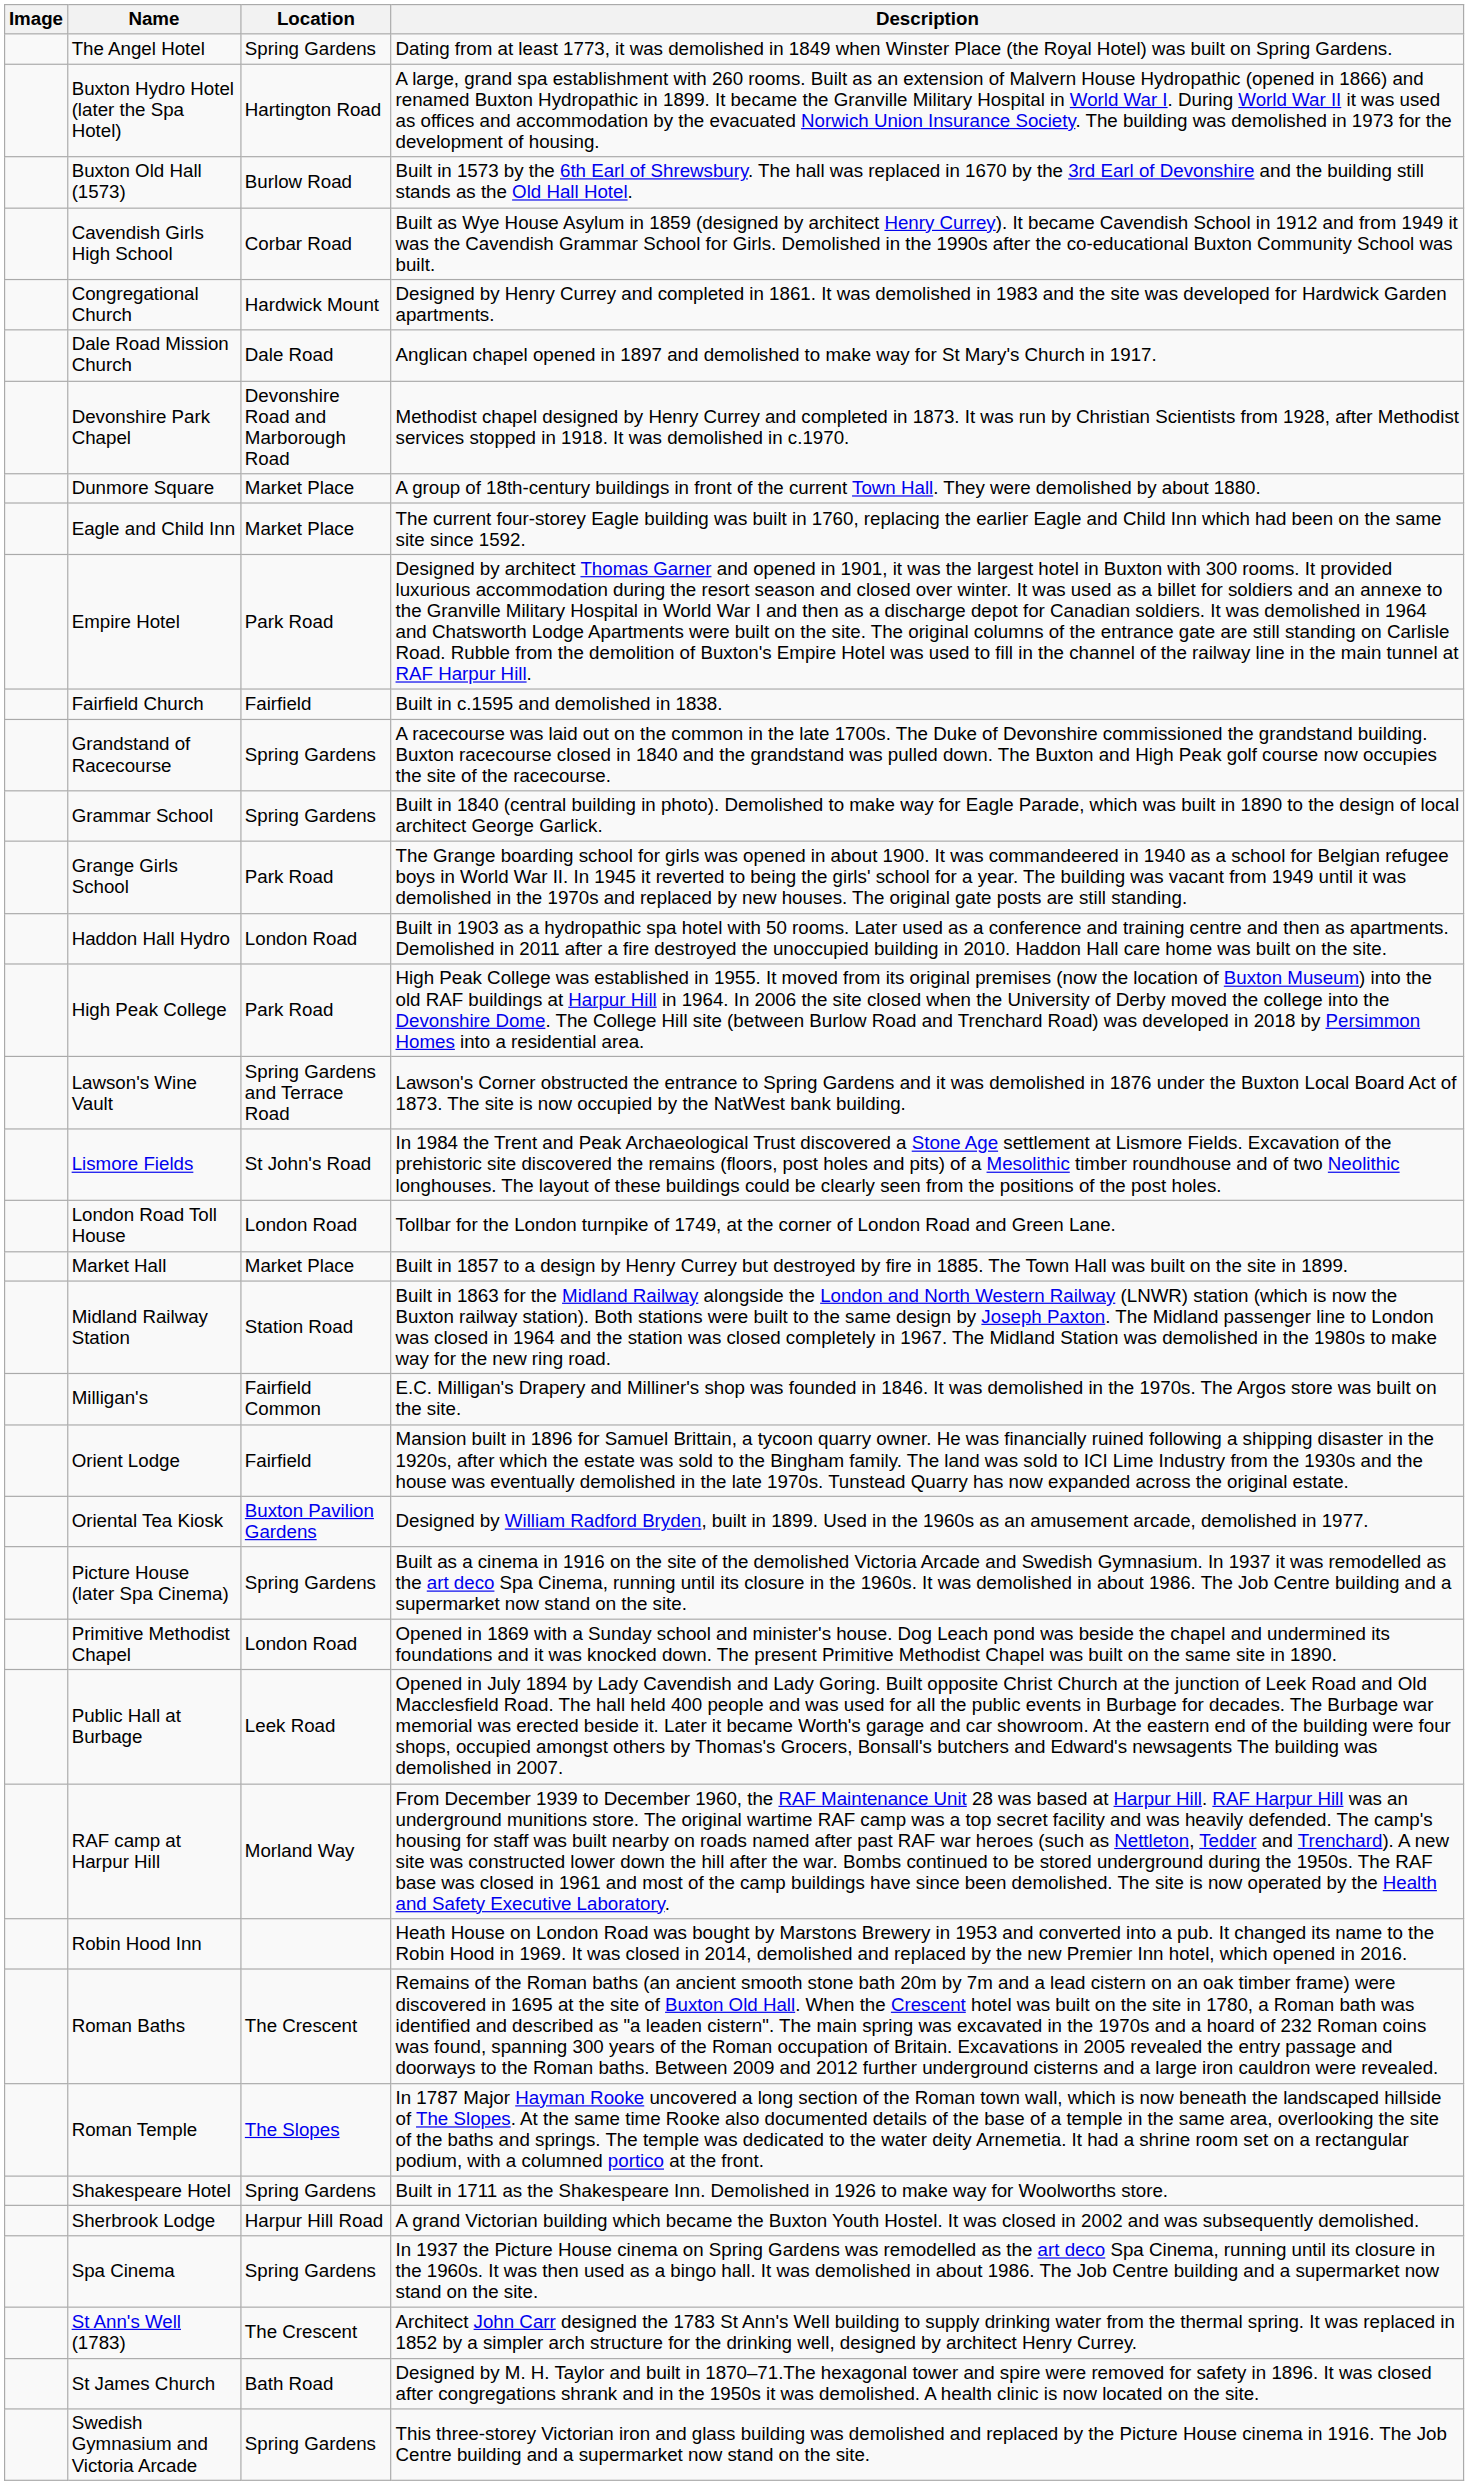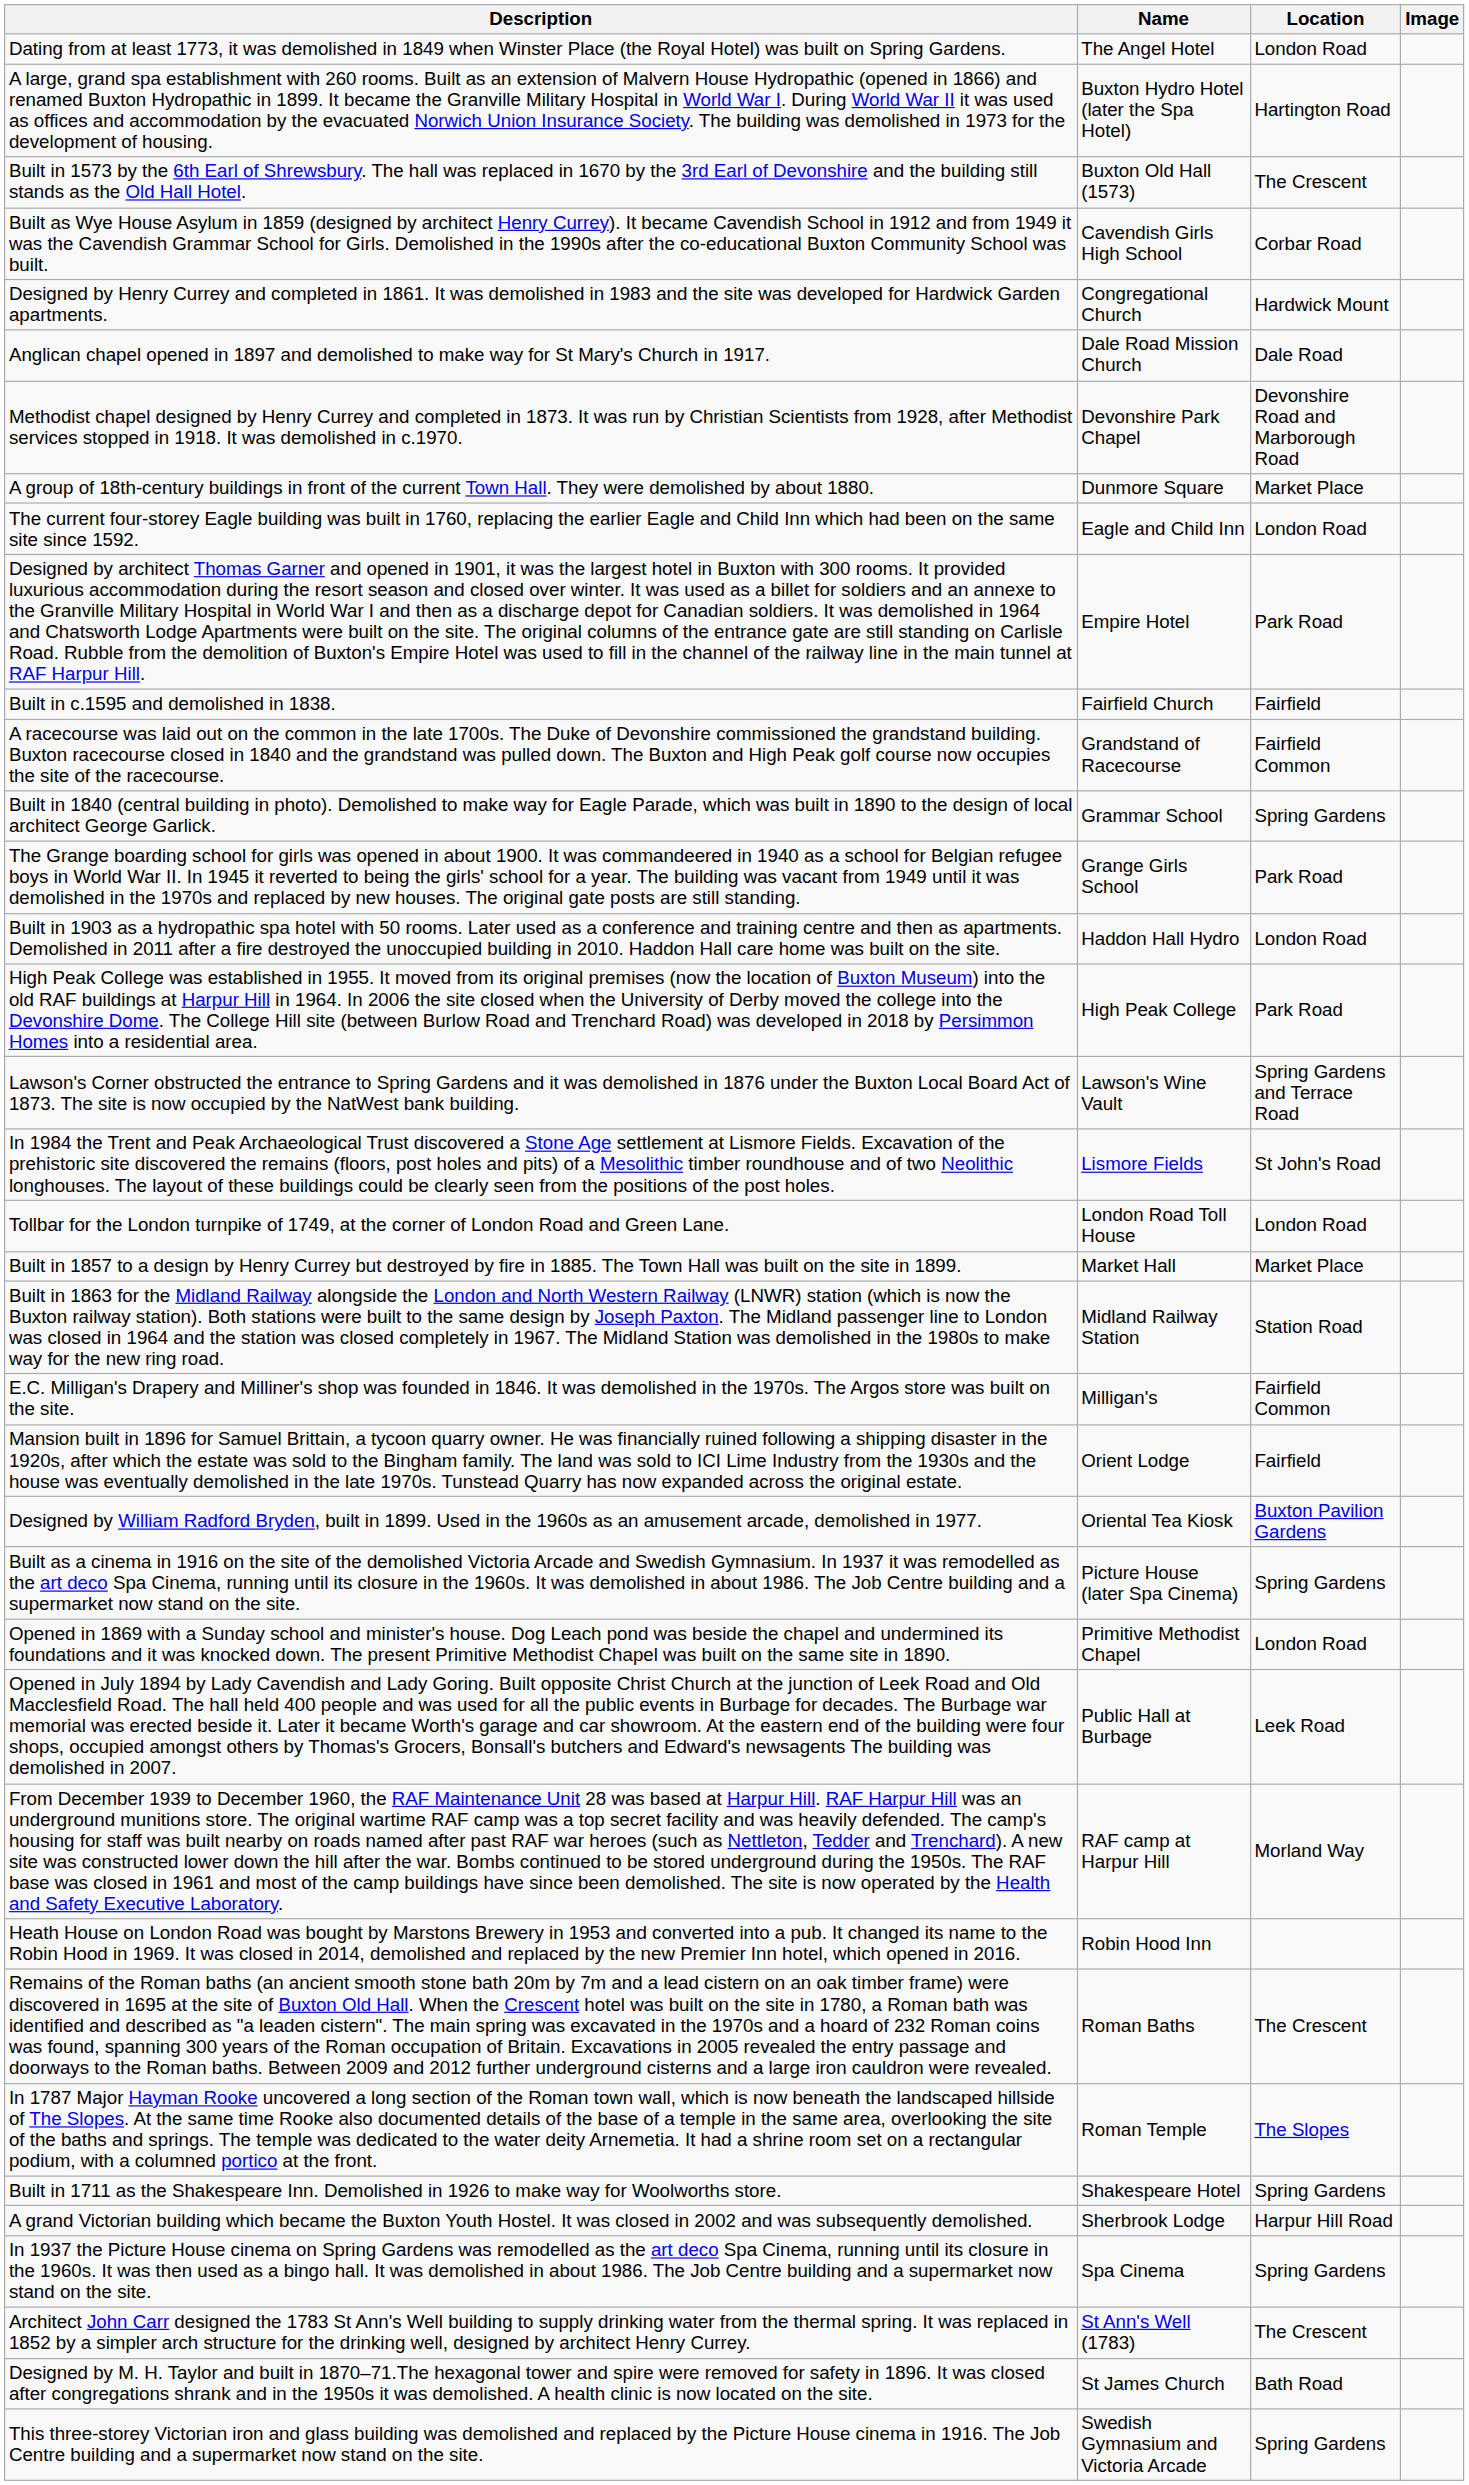columns swapped: (36, 19) <-> (927, 19)
(310, 49) Spring Gardens -> (1311, 49) London Road
(298, 182) Burlow Road -> (1311, 182) The Crescent
(299, 528) Market Place -> (1311, 528) London Road
(310, 754) Spring Gardens -> (1292, 754) Fairfield Common
